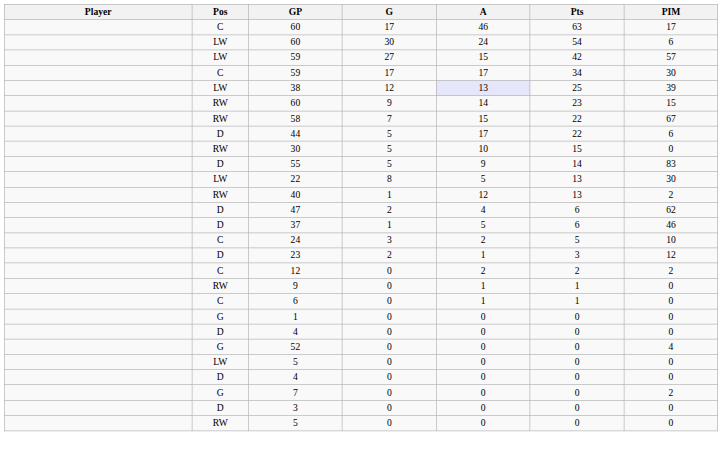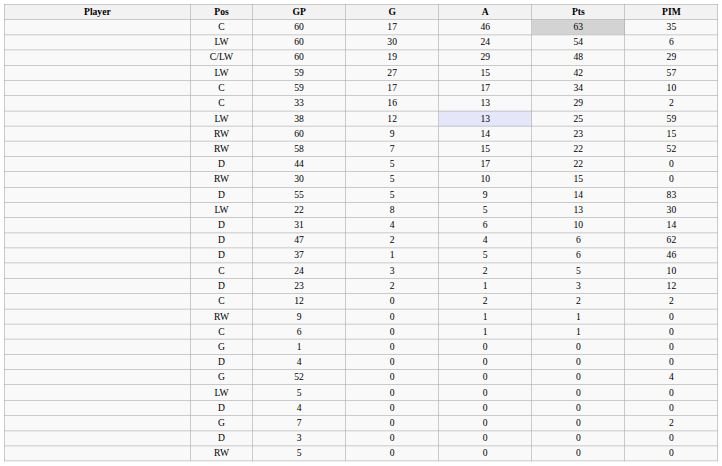(577, 27) no background -> (578, 27) lightgrey background
(671, 27) 17 -> (671, 27) 35
+ row: (222, 57)
(671, 73) 30 -> (671, 88) 10
+ row: (221, 103)
(671, 88) 39 -> (671, 118) 59
(671, 118) 67 -> (671, 149) 52
(671, 133) 6 -> (671, 164) 0
- row: (220, 194)
+ row: (222, 225)
